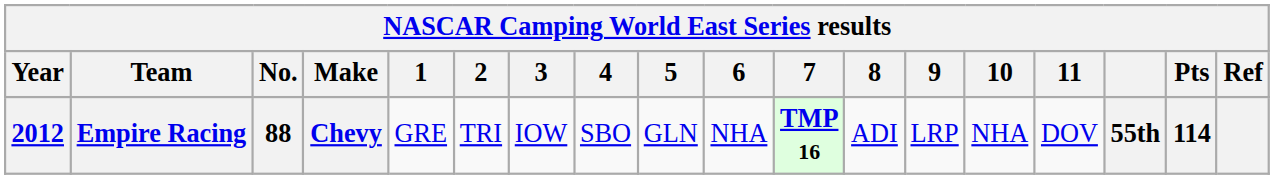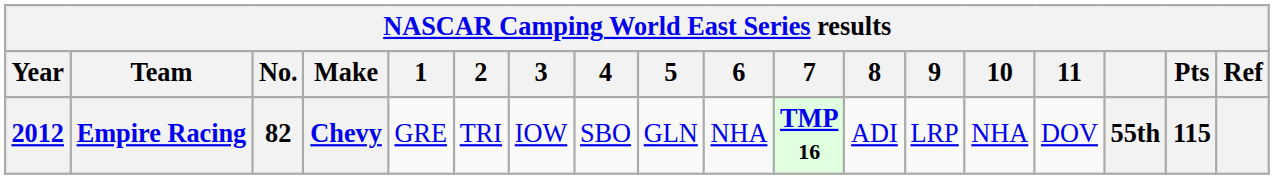(278, 134) 88 -> (278, 134) 82
(1192, 134) 114 -> (1192, 134) 115
